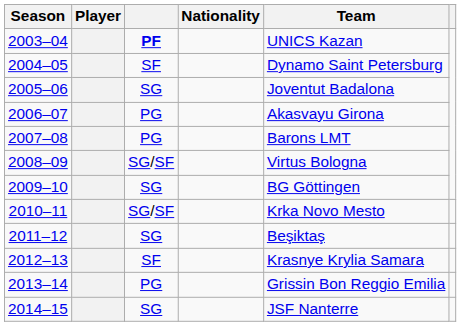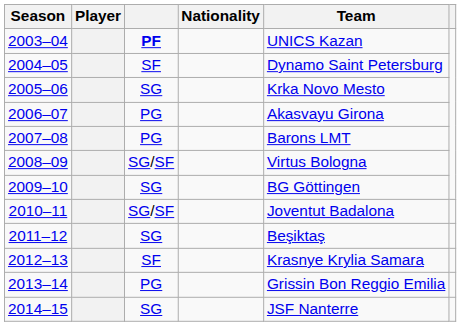(331, 89) Joventut Badalona -> (326, 89) Krka Novo Mesto
(326, 211) Krka Novo Mesto -> (331, 211) Joventut Badalona
